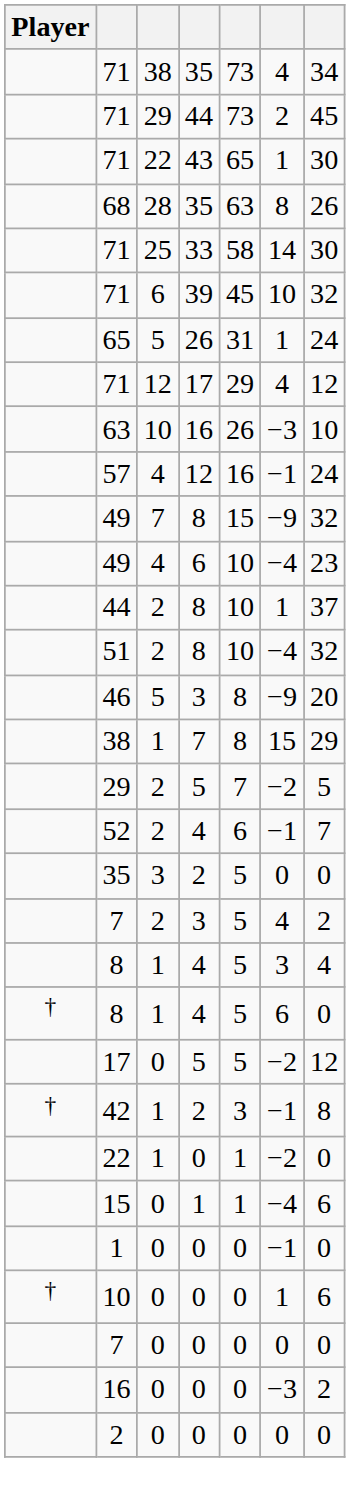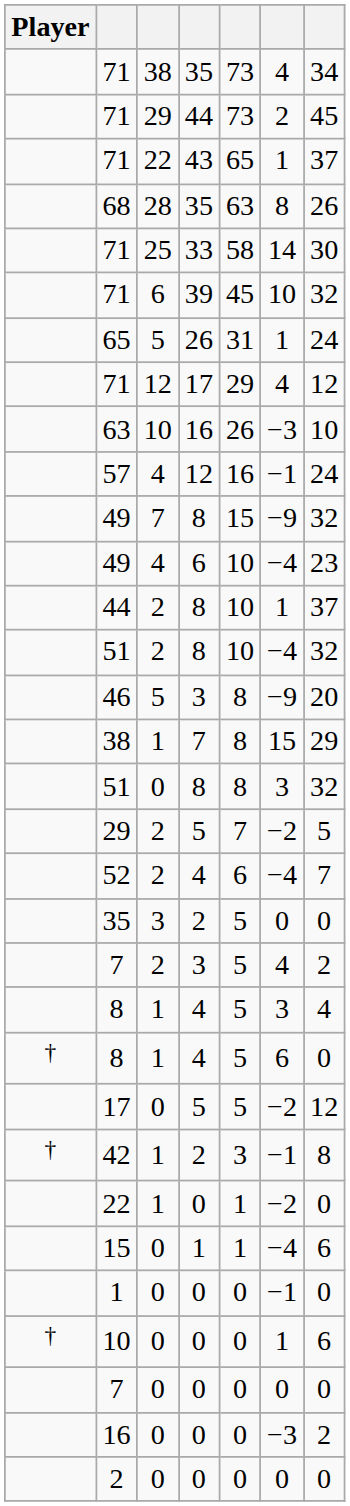(324, 160) 30 -> (324, 160) 37
+ row: (117, 786)
(282, 830) −1 -> (282, 875) −4
